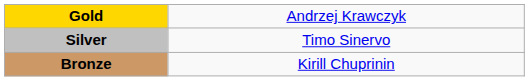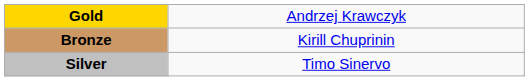rows swapped: (86, 40) <-> (86, 64)
